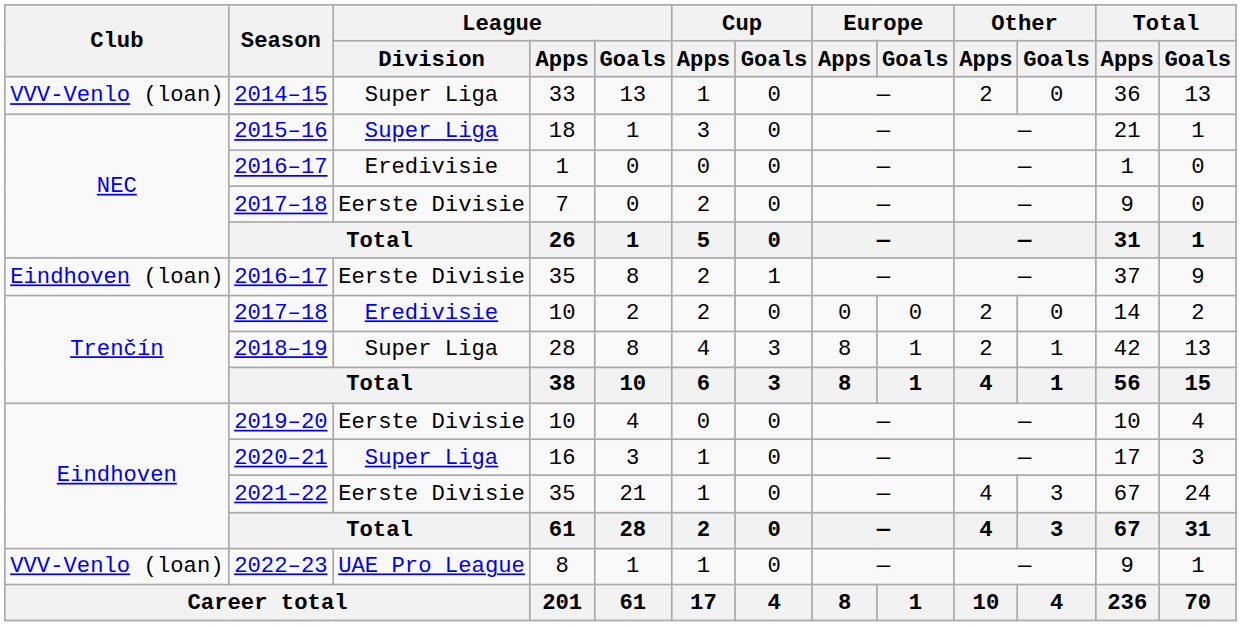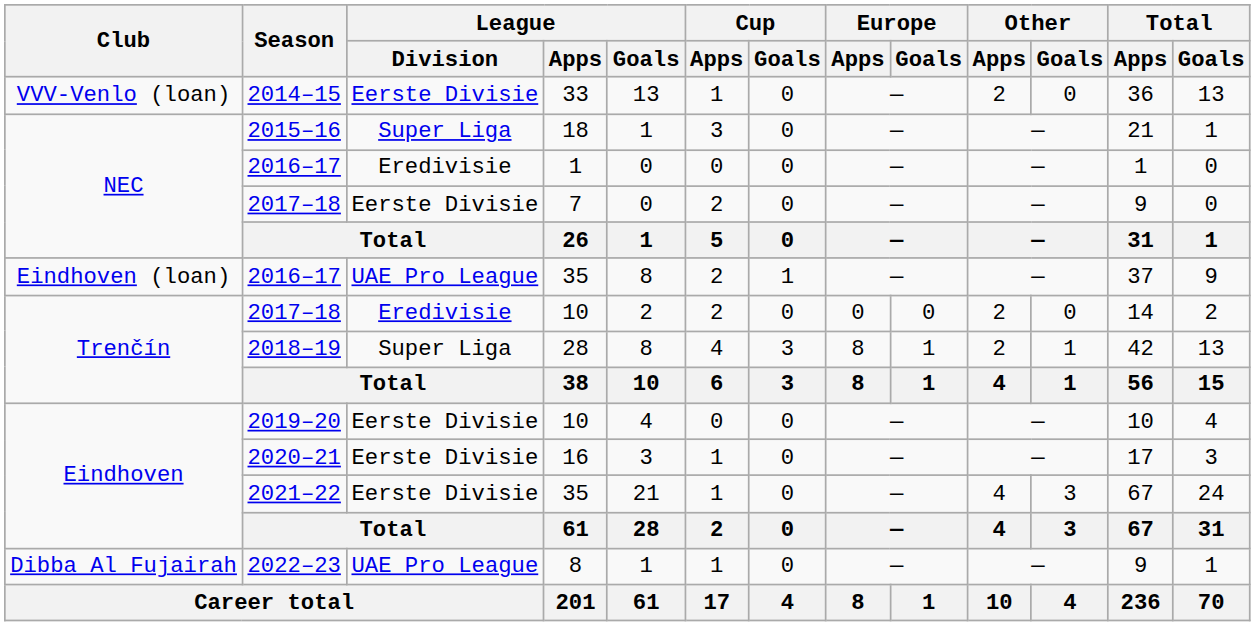(432, 95) Super Liga -> (445, 95) Eerste Divisie
(432, 277) Eerste Divisie -> (445, 277) UAE Pro League
(432, 458) Super Liga -> (445, 458) Eerste Divisie
(117, 566) VVV-Venlo (loan) -> (124, 566) Dibba Al Fujairah
